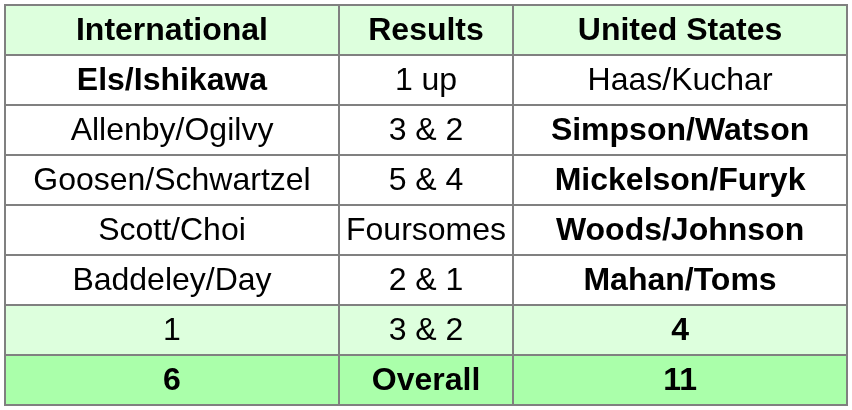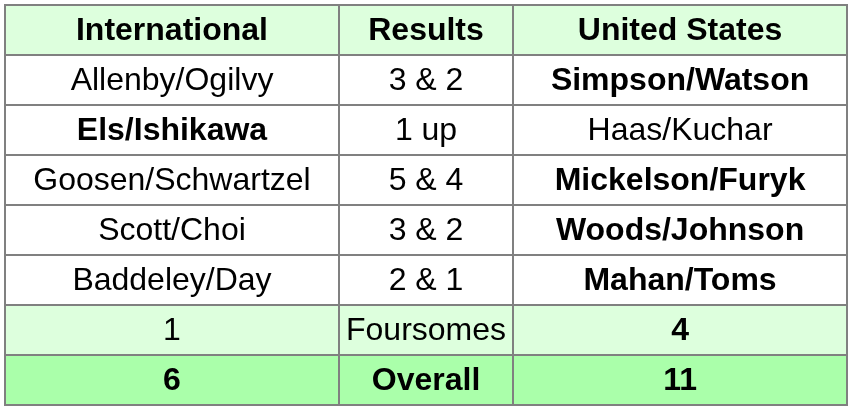rows swapped: (172, 129) <-> (172, 79)
(426, 229) Foursomes -> (426, 229) 3 & 2
(426, 329) 3 & 2 -> (426, 329) Foursomes
